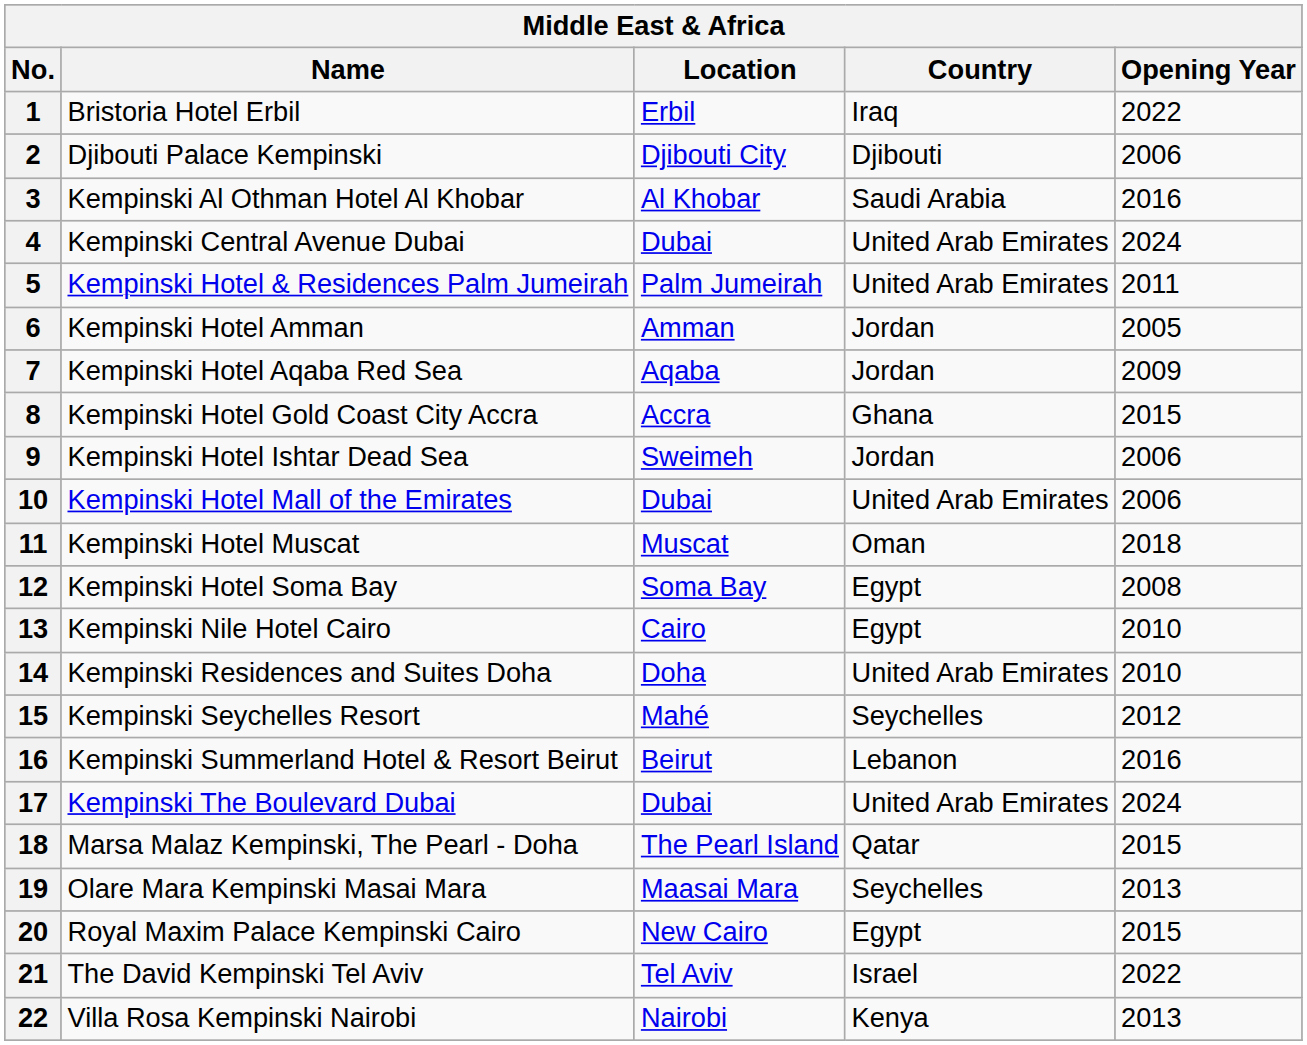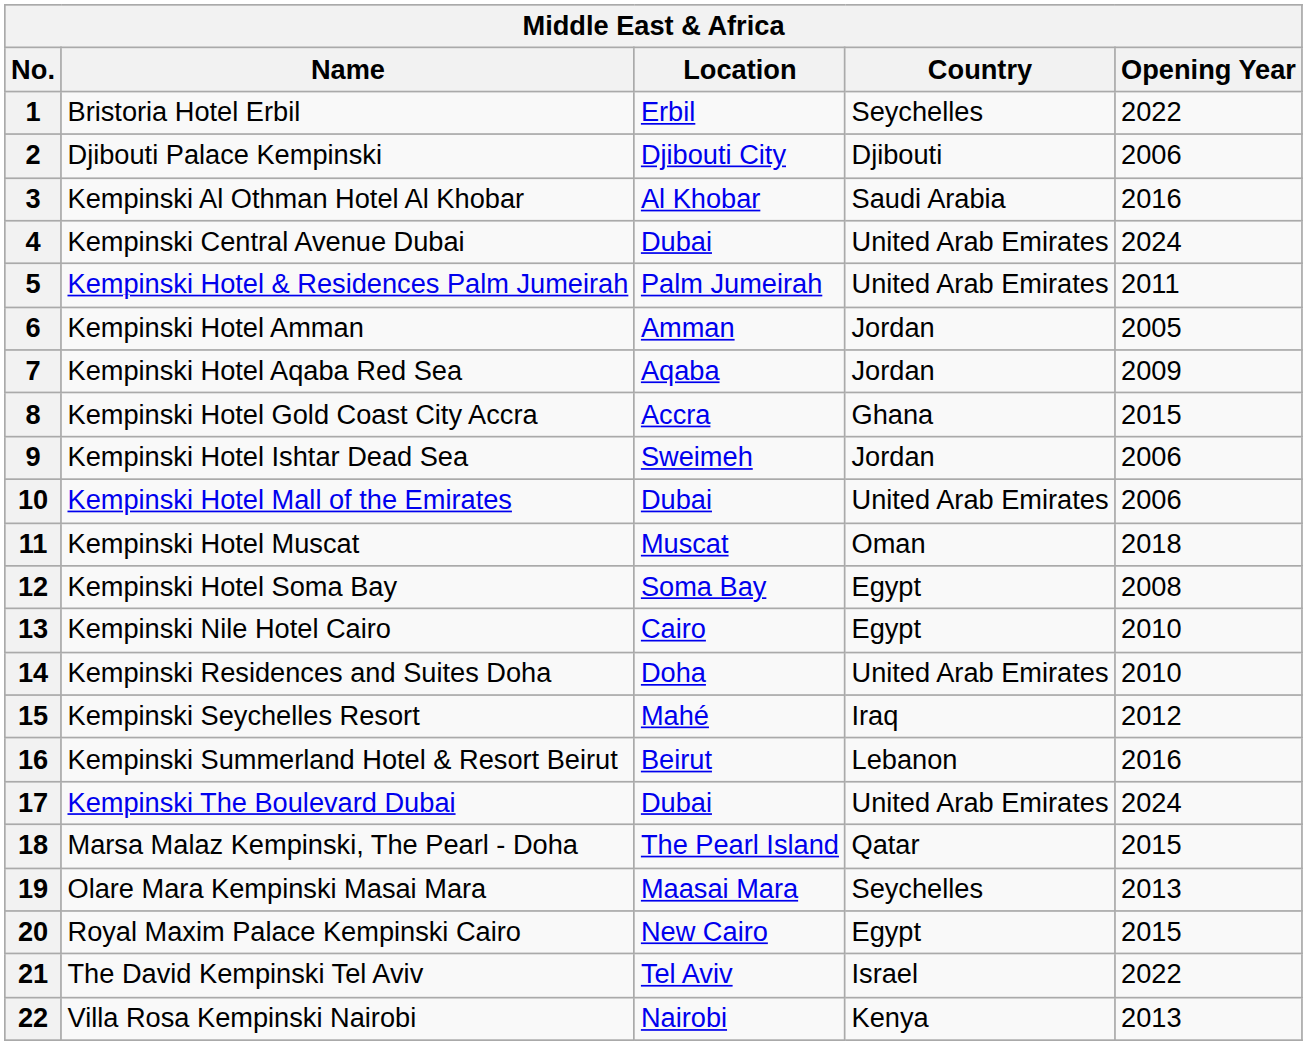(875, 112) Iraq -> (917, 112) Seychelles
(917, 716) Seychelles -> (875, 716) Iraq
